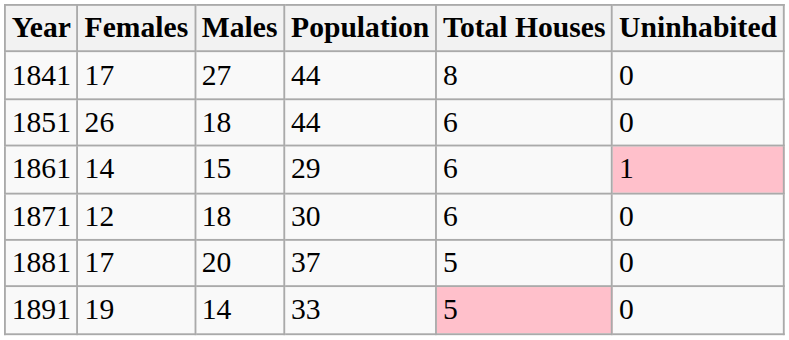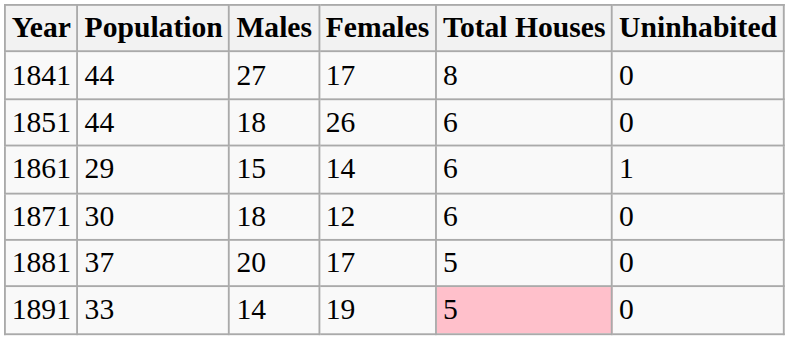columns swapped: (360, 27) <-> (136, 27)
(626, 168) pink background -> (626, 168) no background
